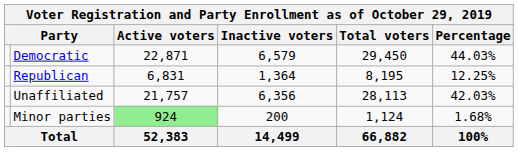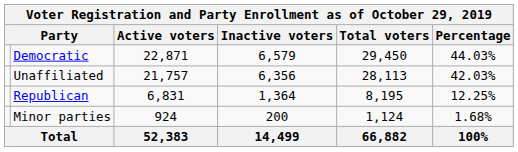rows swapped: (51, 76) <-> (58, 96)
(166, 116) lightgreen background -> (166, 116) no background
